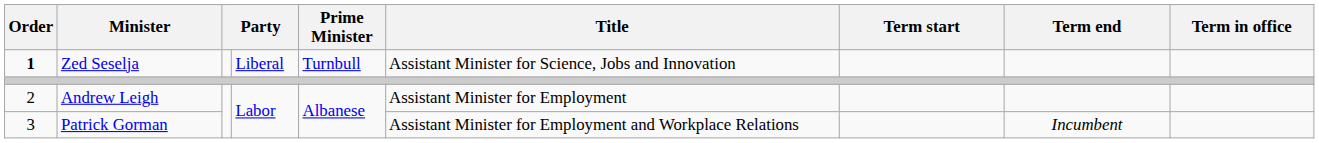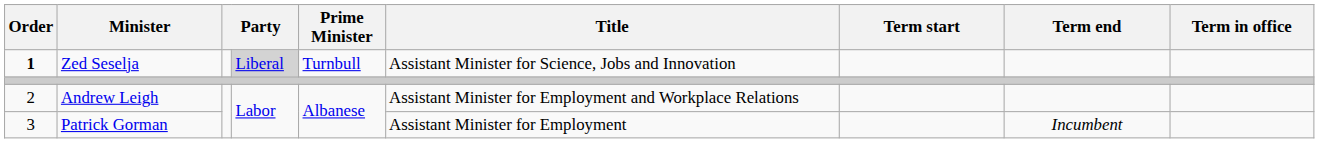(260, 63) no background -> (260, 63) lightgrey background
(508, 97) Assistant Minister for Employment -> (594, 97) Assistant Minister for Employment and Workplace Relations
(594, 124) Assistant Minister for Employment and Workplace Relations -> (508, 124) Assistant Minister for Employment
